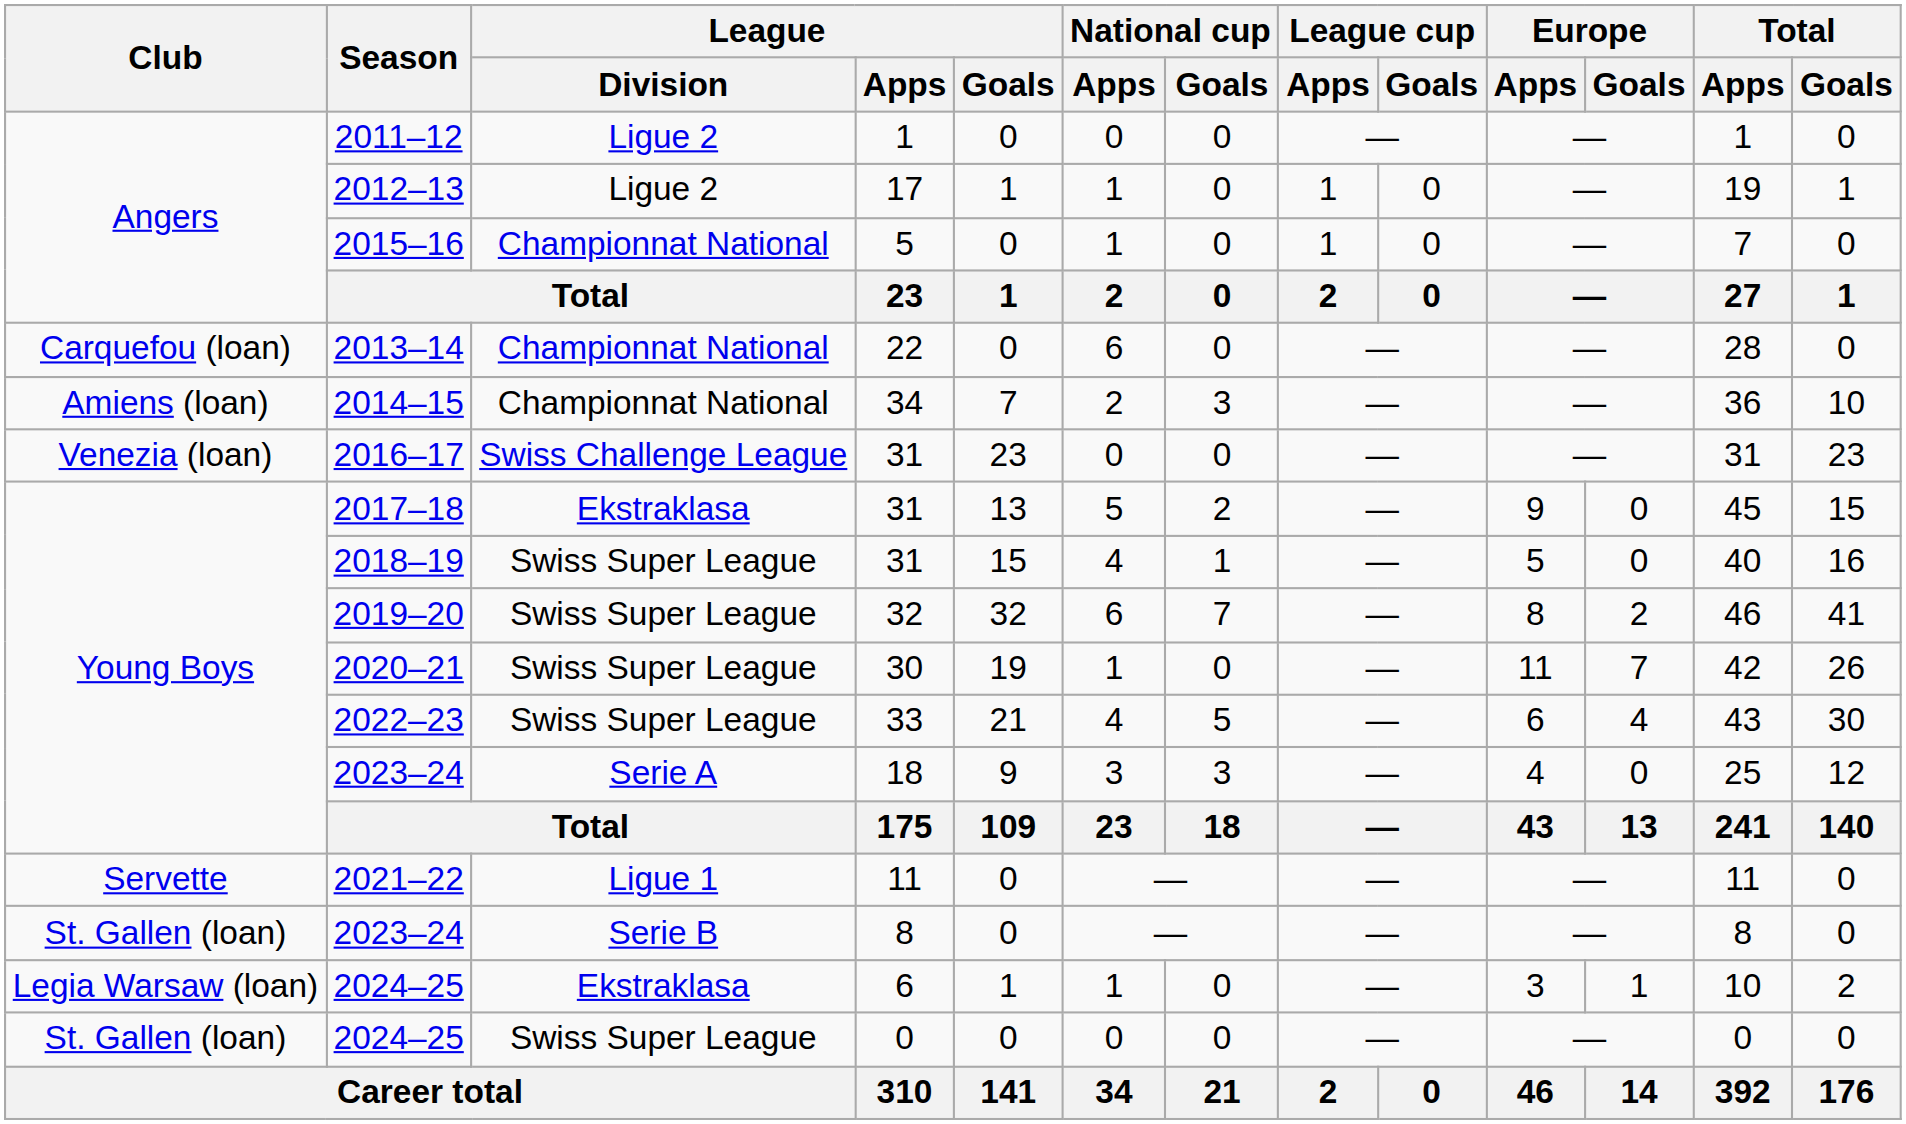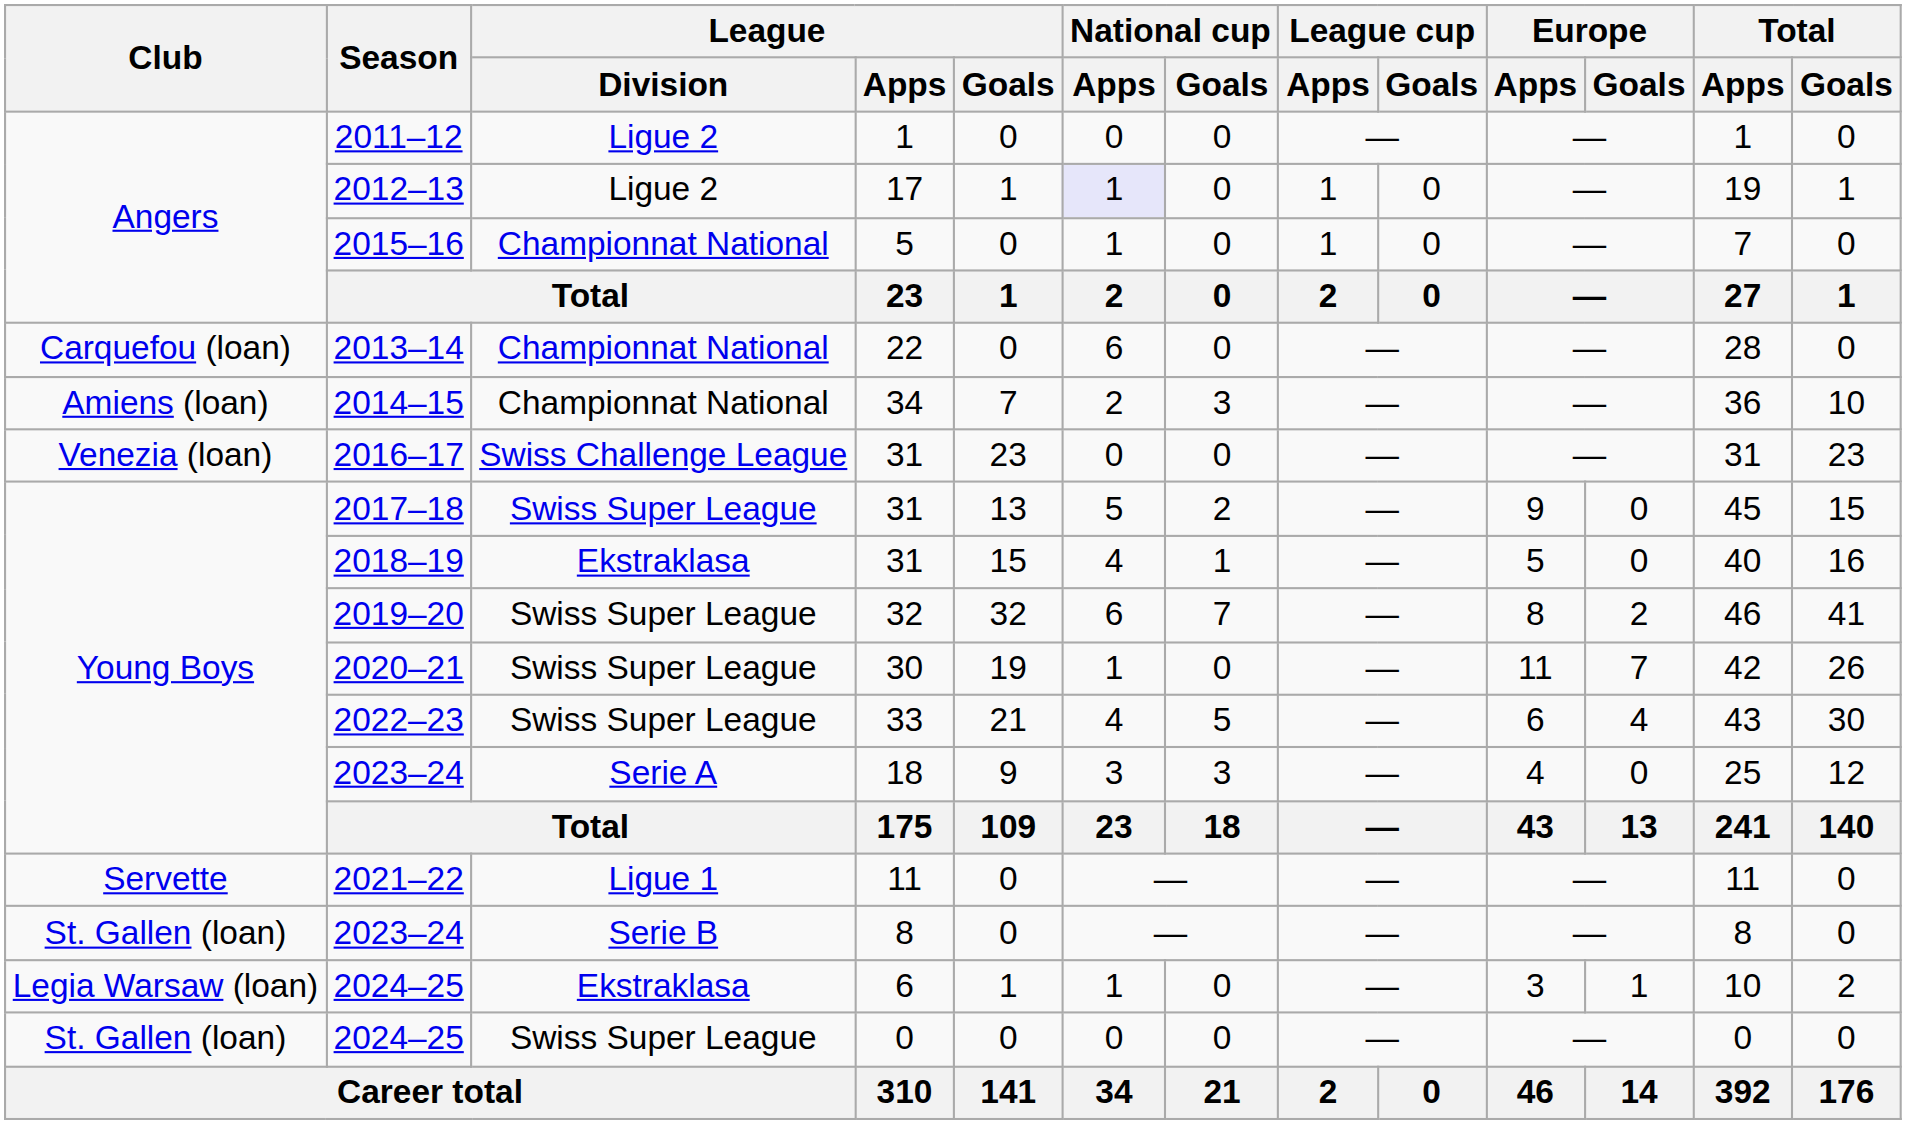(1114, 190) no background -> (1114, 190) lavender background
(663, 508) Ekstraklasa -> (663, 508) Swiss Super League
(663, 561) Swiss Super League -> (663, 561) Ekstraklasa
